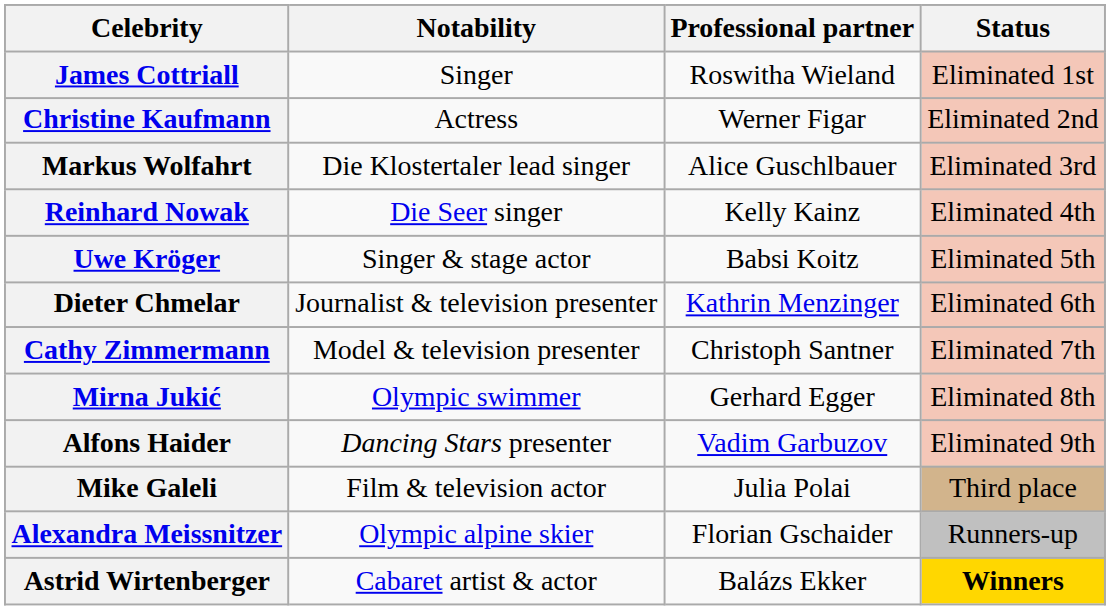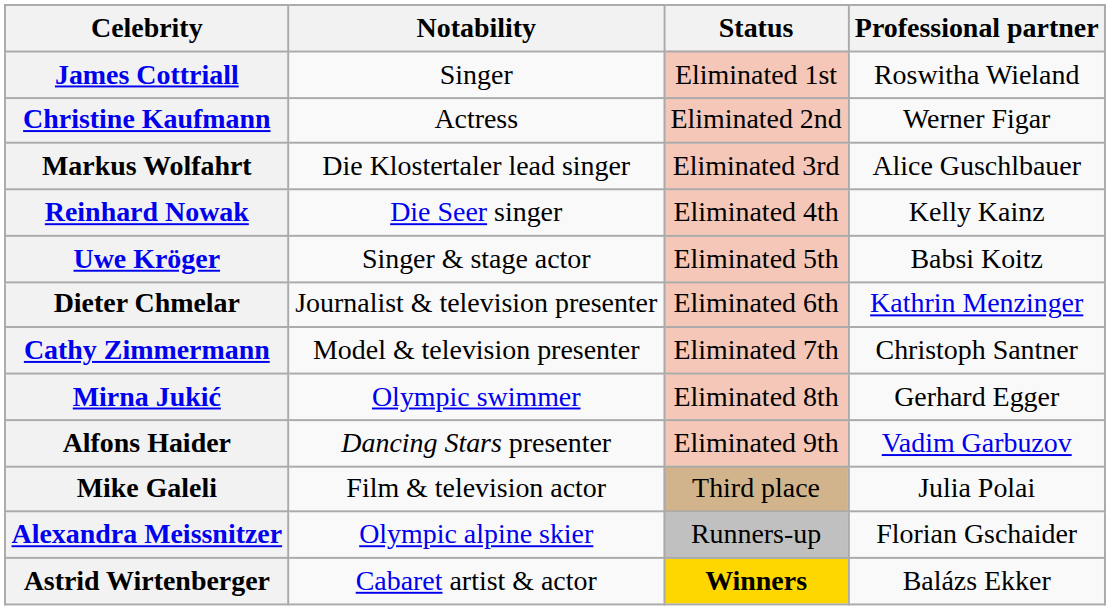columns swapped: (792, 27) <-> (1013, 27)
